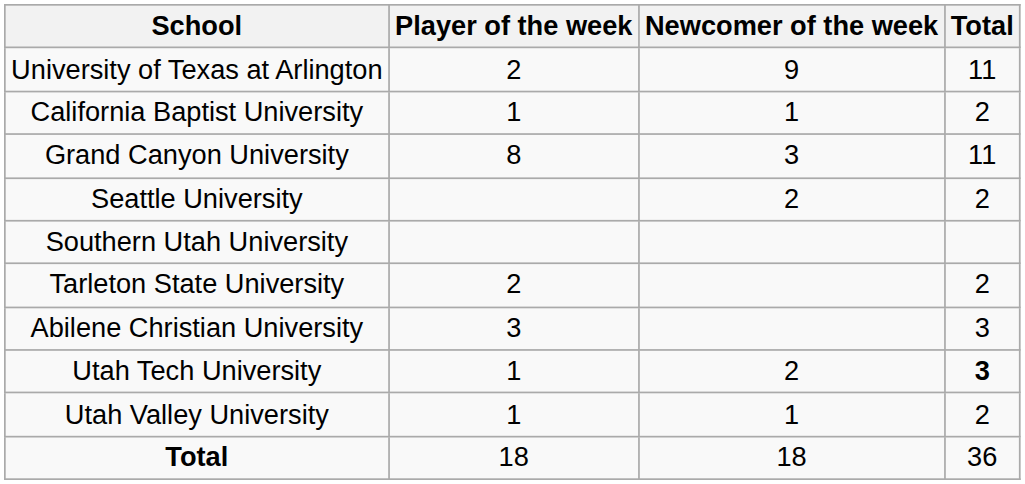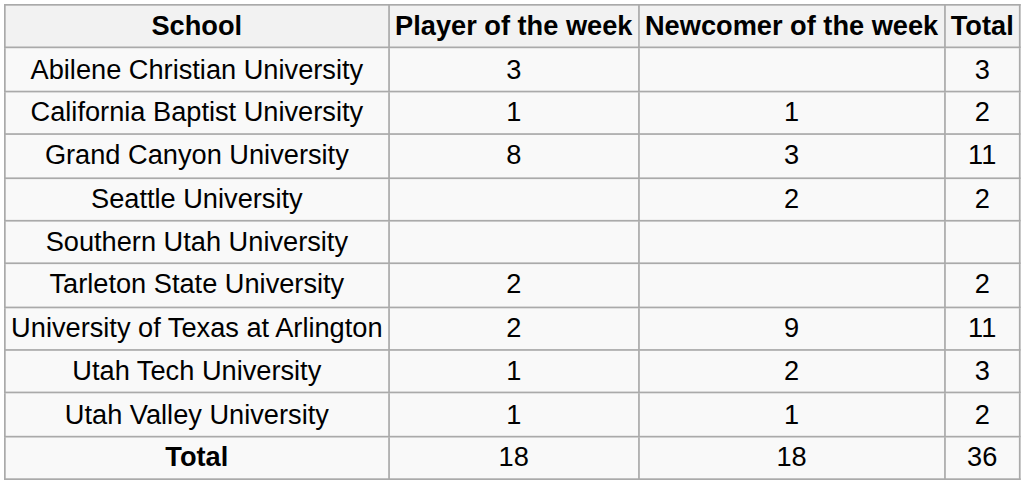rows swapped: (197, 328) <-> (197, 69)
(982, 371) bold -> (982, 371) normal
